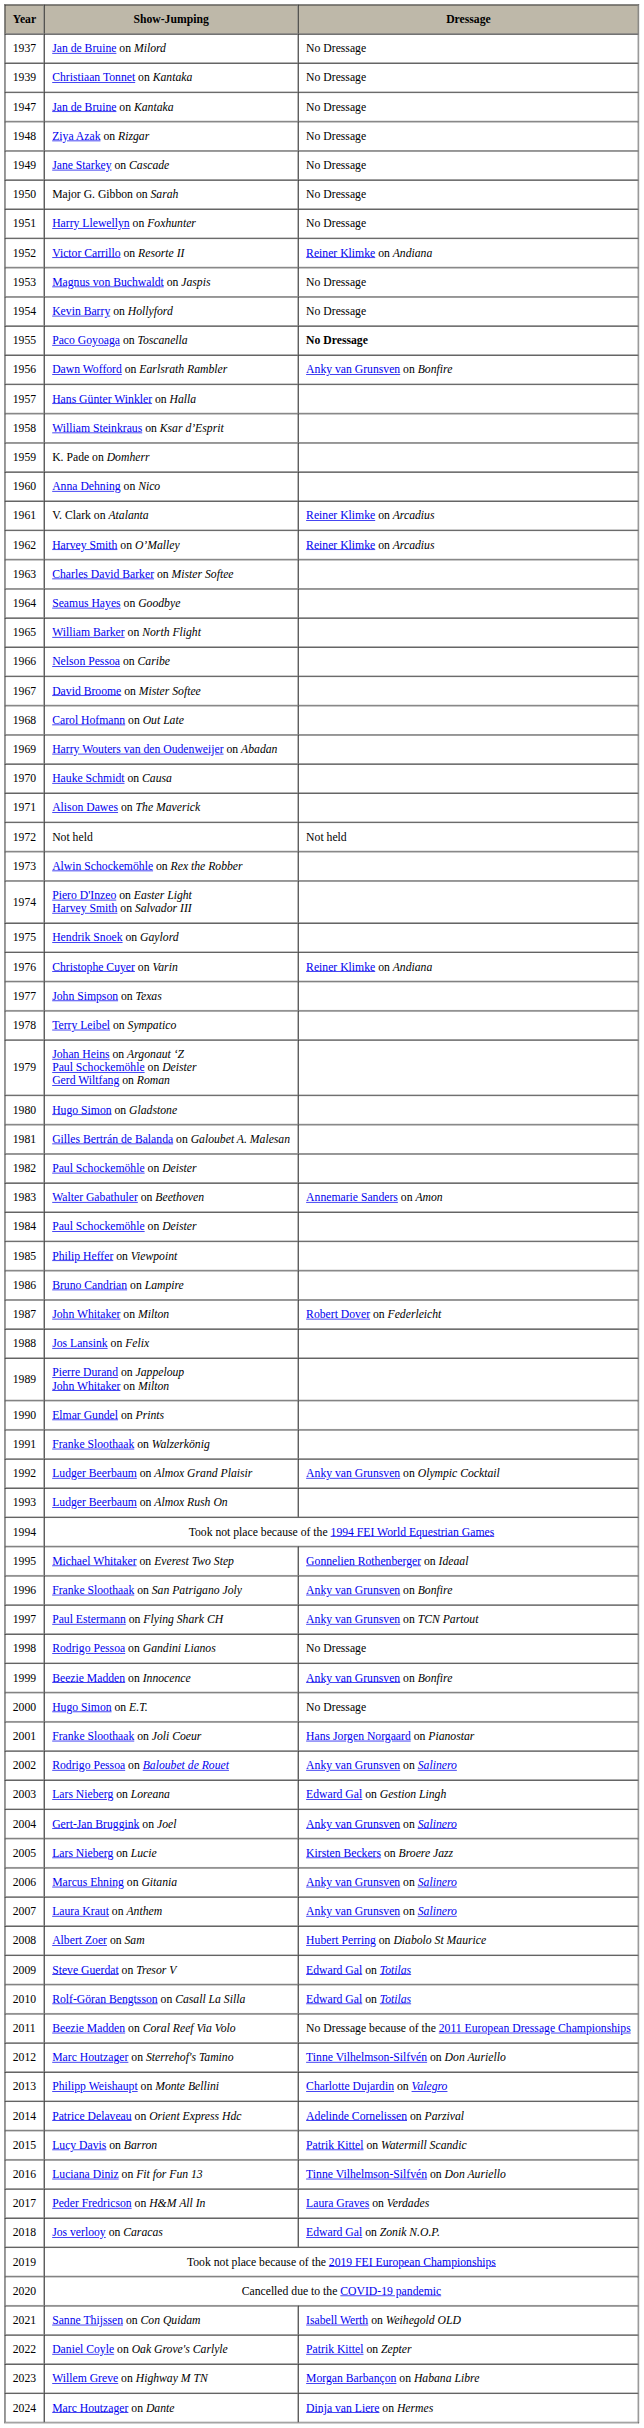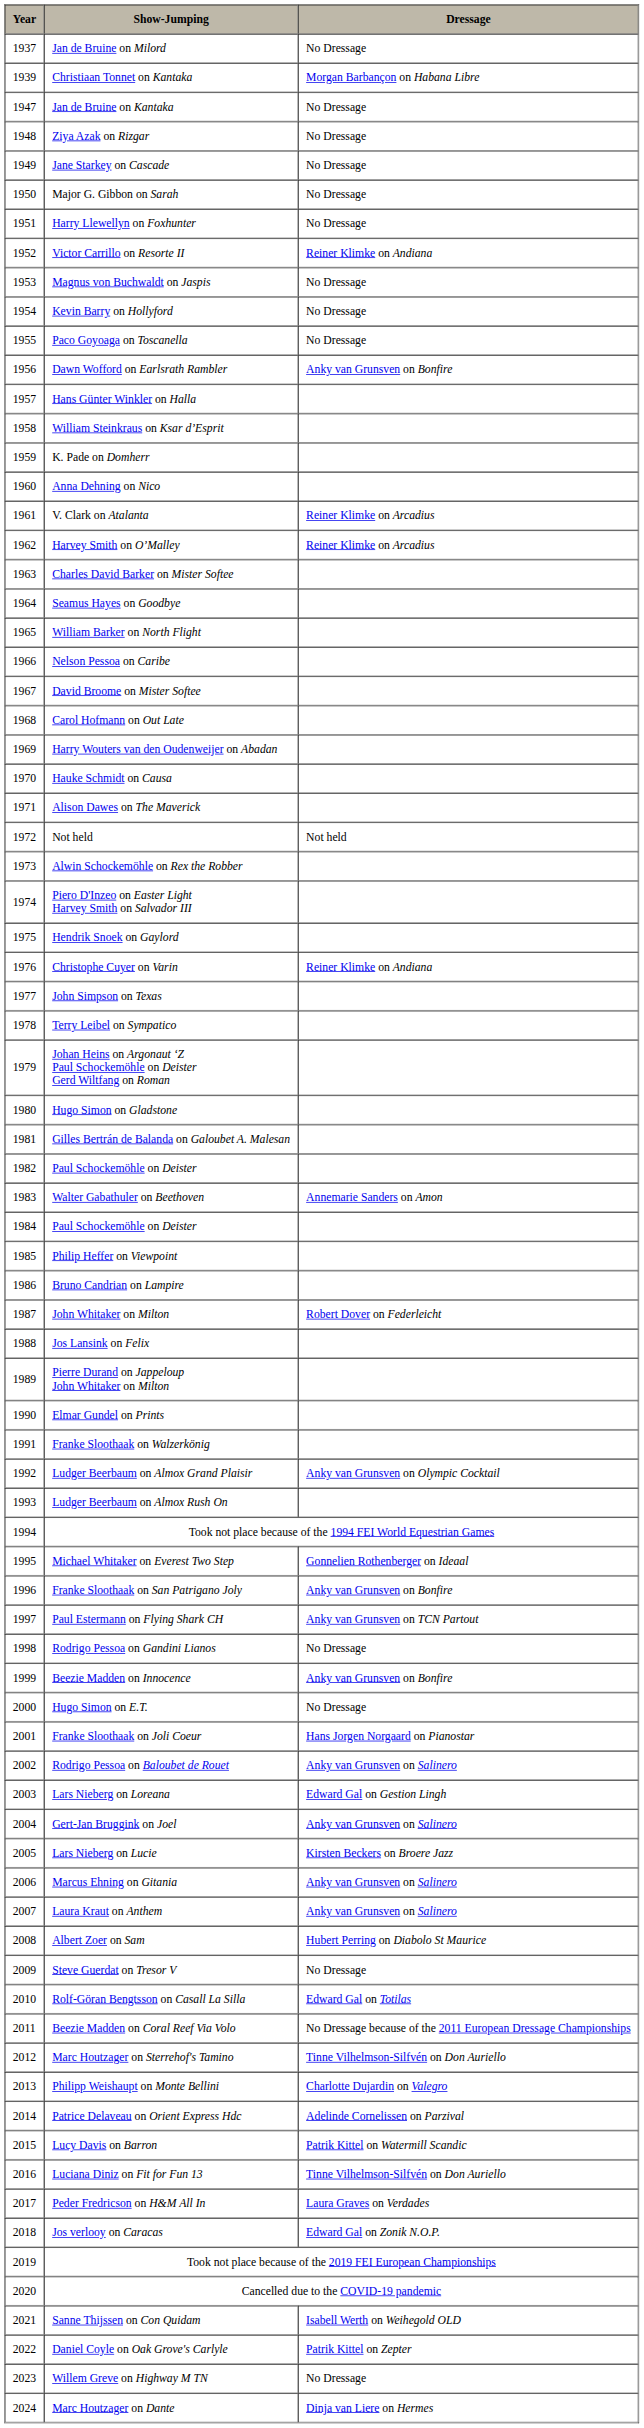(336, 77) No Dressage -> (393, 77) Morgan Barbançon on Habana Libre
(337, 340) bold -> (336, 340) normal
(359, 1970) Edward Gal on Totilas -> (336, 1970) No Dressage
(393, 2378) Morgan Barbançon on Habana Libre -> (336, 2378) No Dressage
